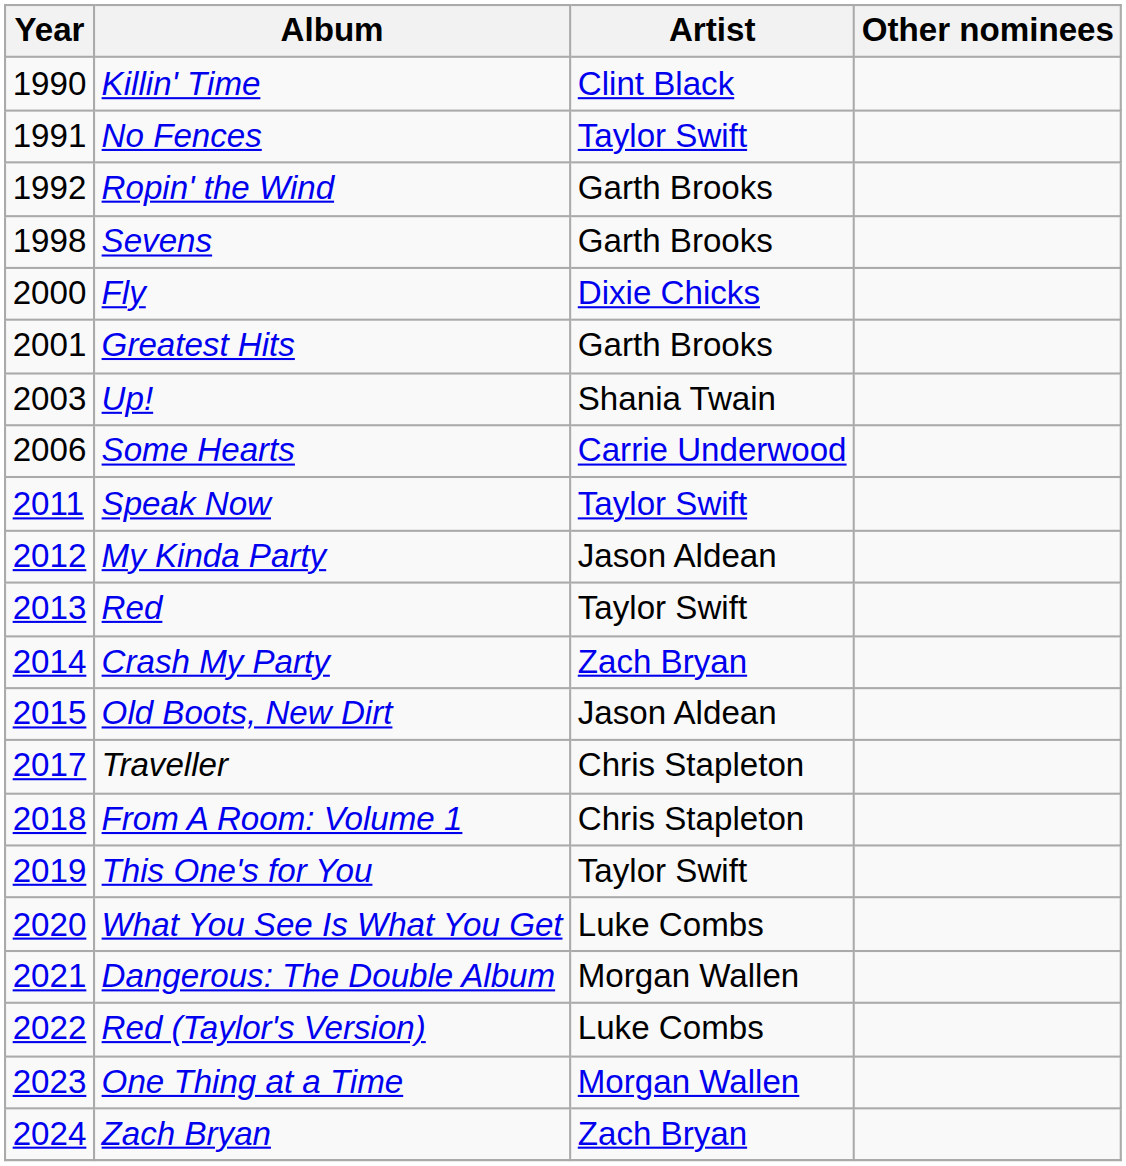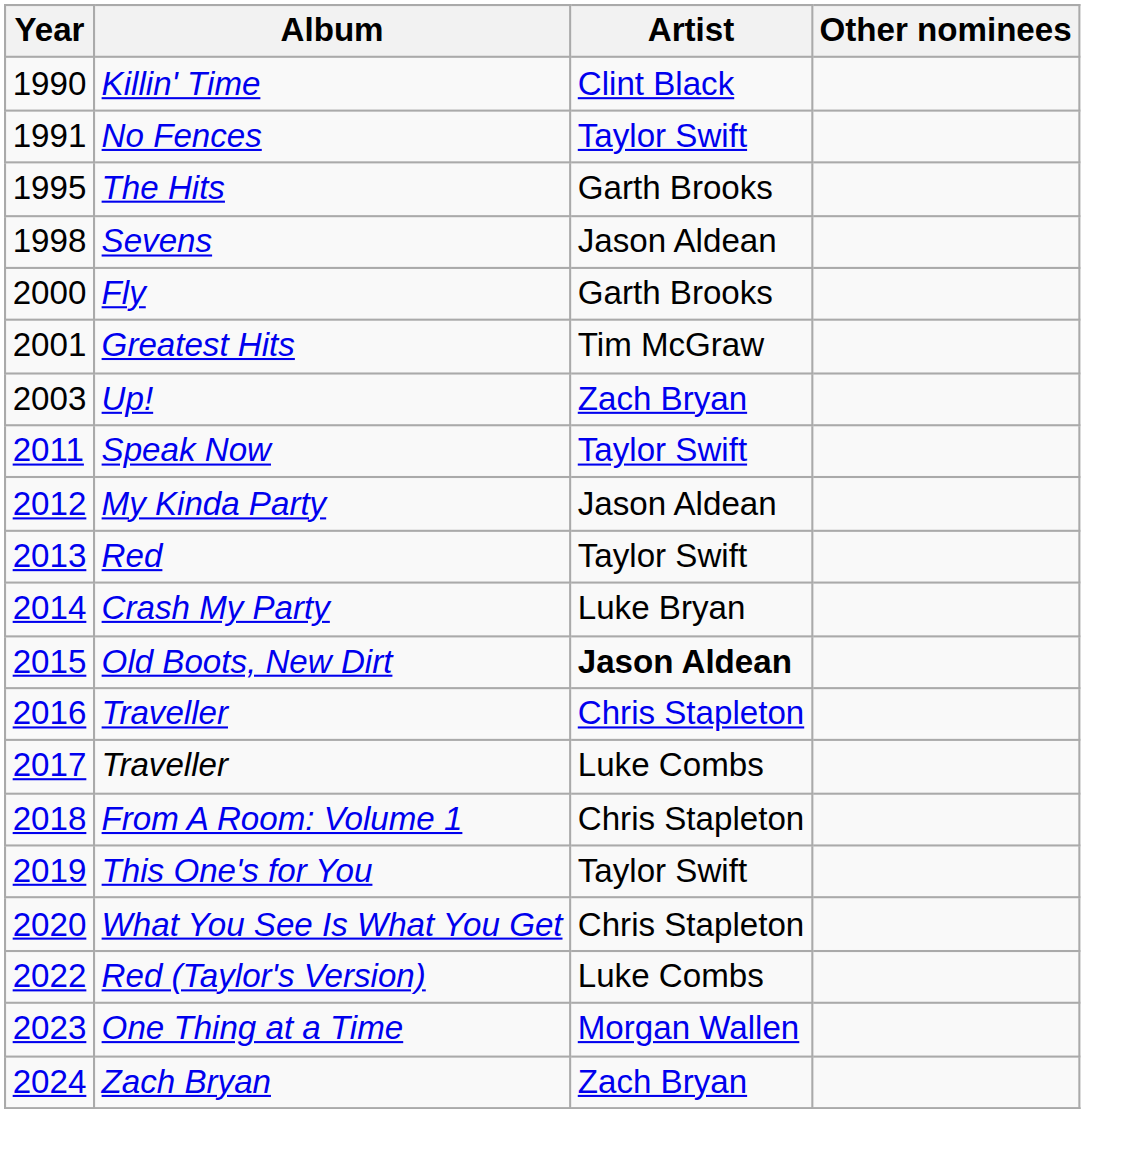- row: (50, 188)
+ row: (50, 188)
(675, 240) Garth Brooks -> (677, 240) Jason Aldean
(669, 293) Dixie Chicks -> (675, 293) Garth Brooks
(675, 345) Garth Brooks -> (671, 345) Tim McGraw
(677, 398) Shania Twain -> (662, 398) Zach Bryan
- row: (50, 450)
(662, 661) Zach Bryan -> (662, 608) Luke Bryan
(677, 713) normal -> (685, 661) bold
+ row: (50, 713)
(691, 766) Chris Stapleton -> (671, 766) Luke Combs
(671, 923) Luke Combs -> (691, 923) Chris Stapleton
- row: (50, 976)
